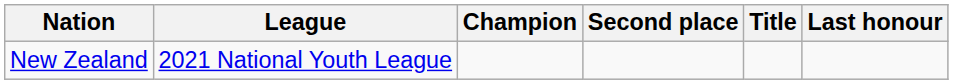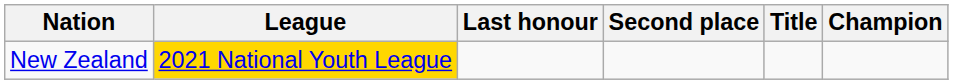columns swapped: (520, 23) <-> (875, 23)
(305, 60) no background -> (305, 60) gold background
